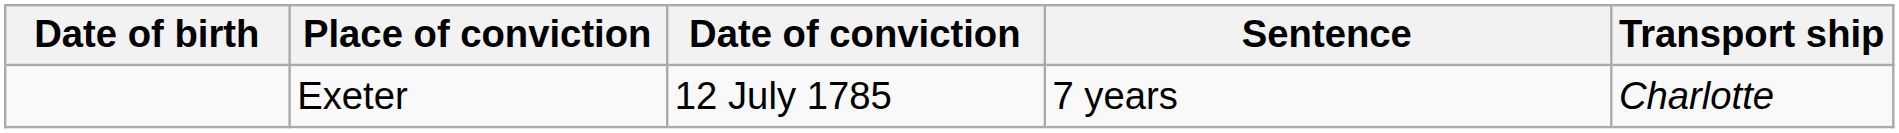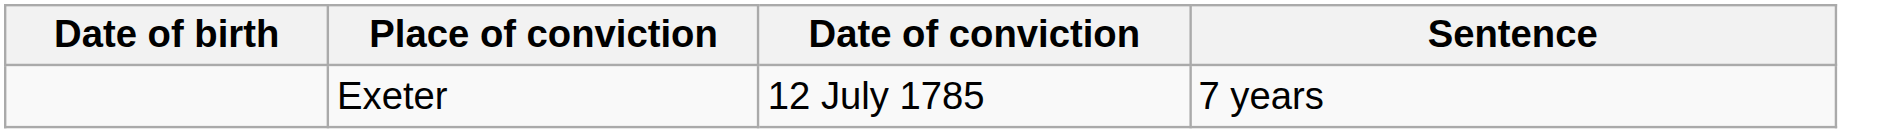- column: (1752, 34)
